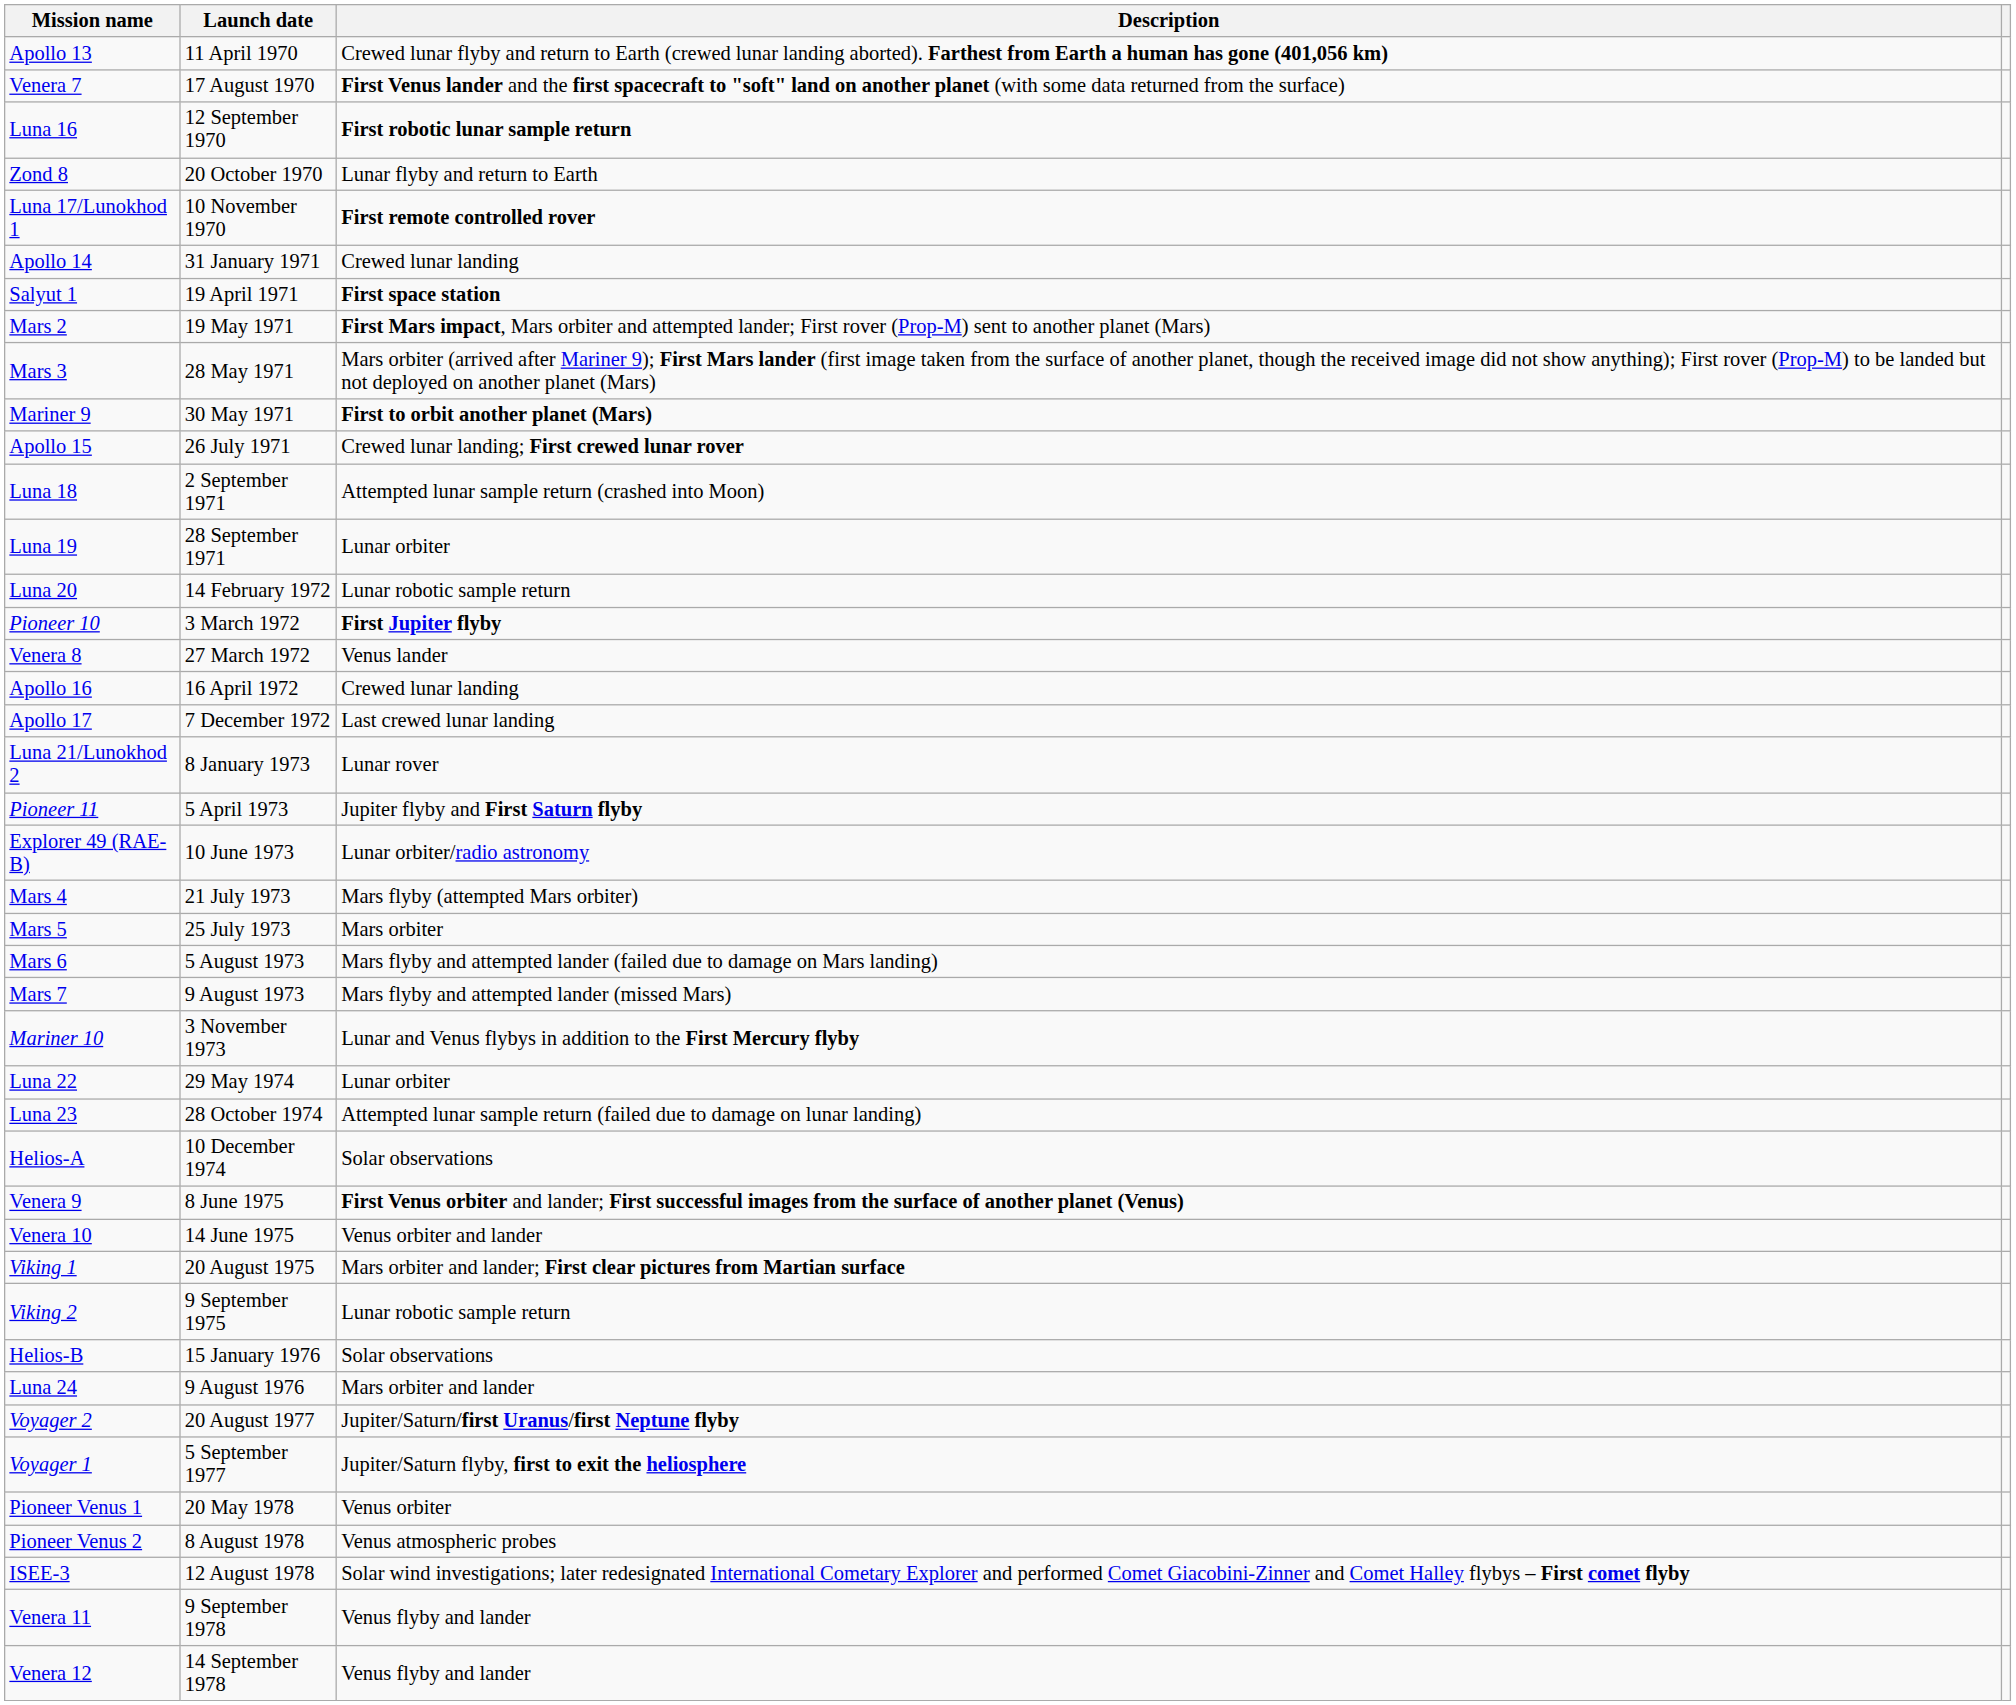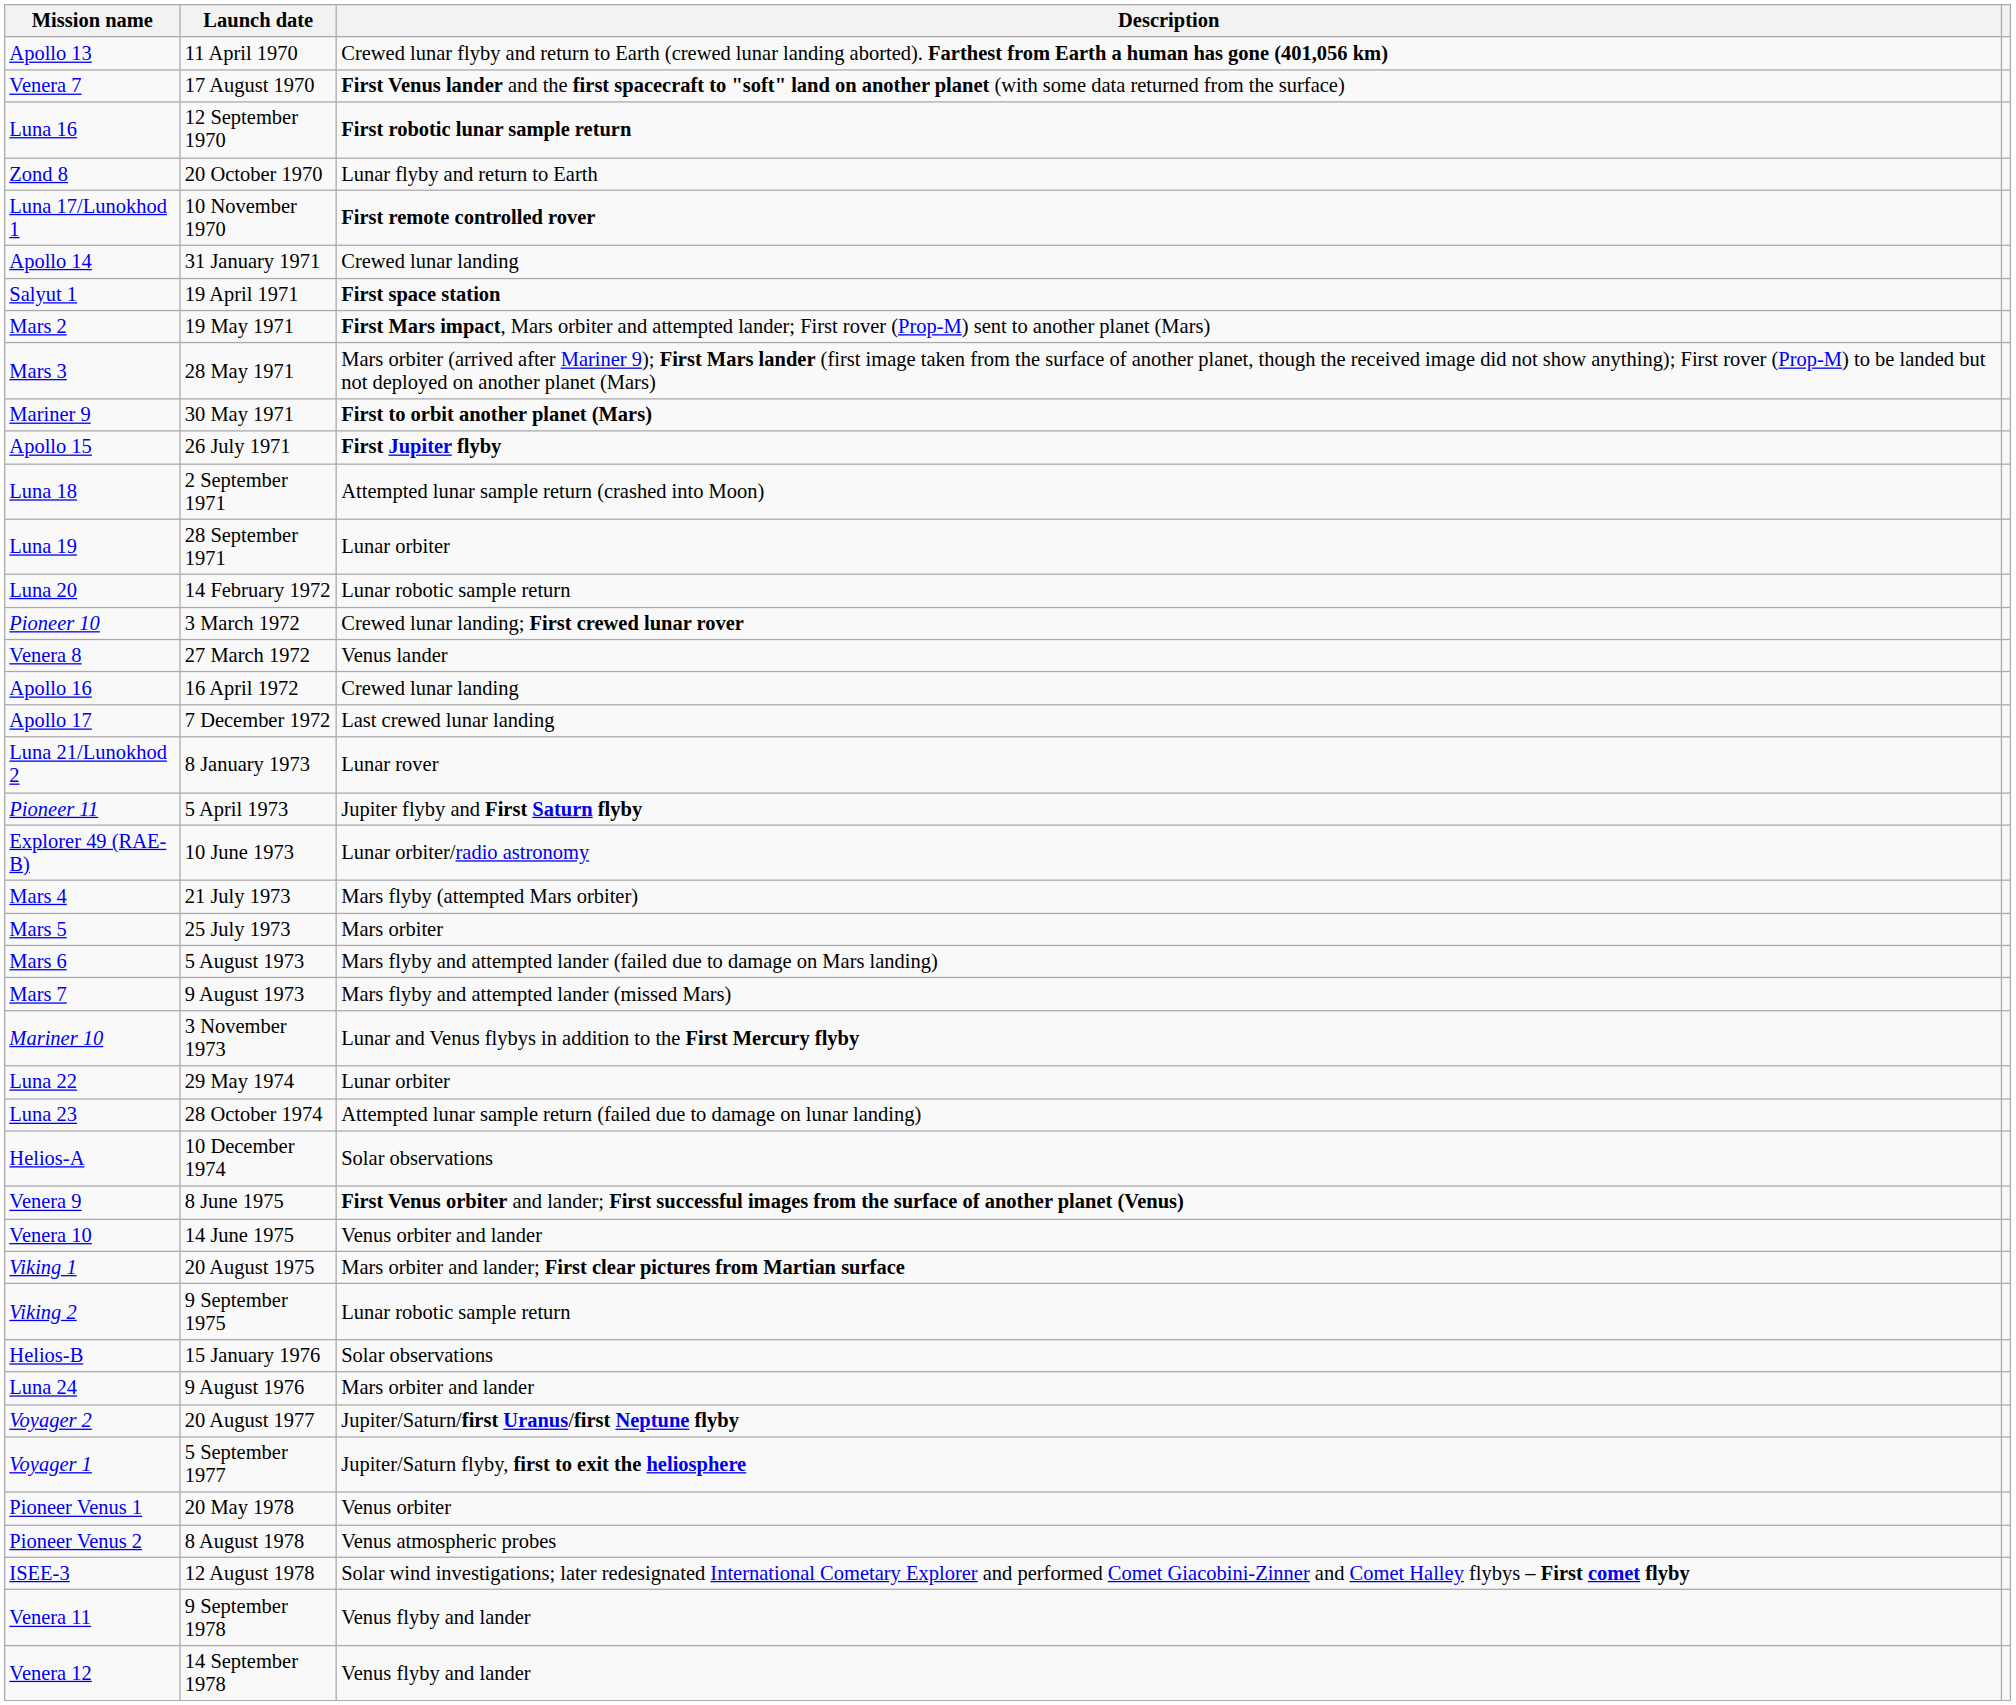(543, 447) Crewed lunar landing; First crewed lunar rover -> (421, 447) First Jupiter flyby
(421, 623) First Jupiter flyby -> (543, 623) Crewed lunar landing; First crewed lunar rover
